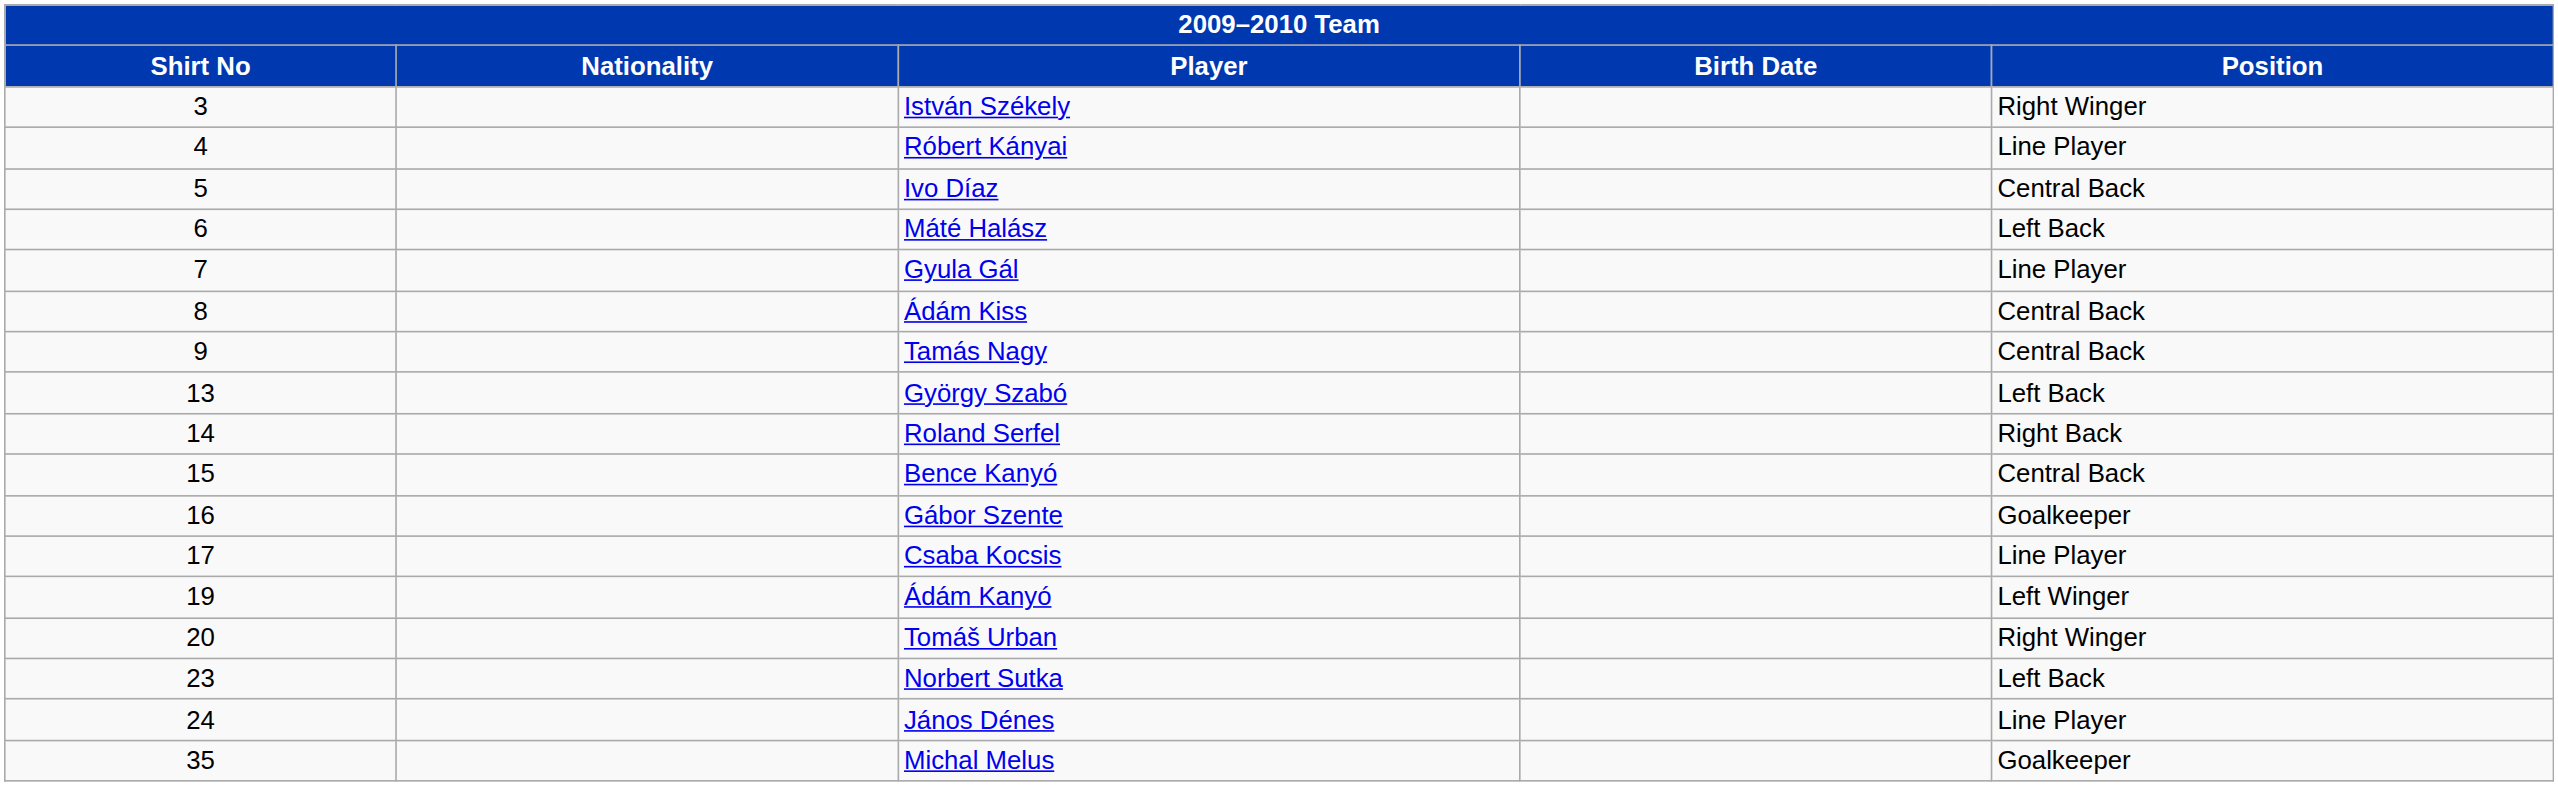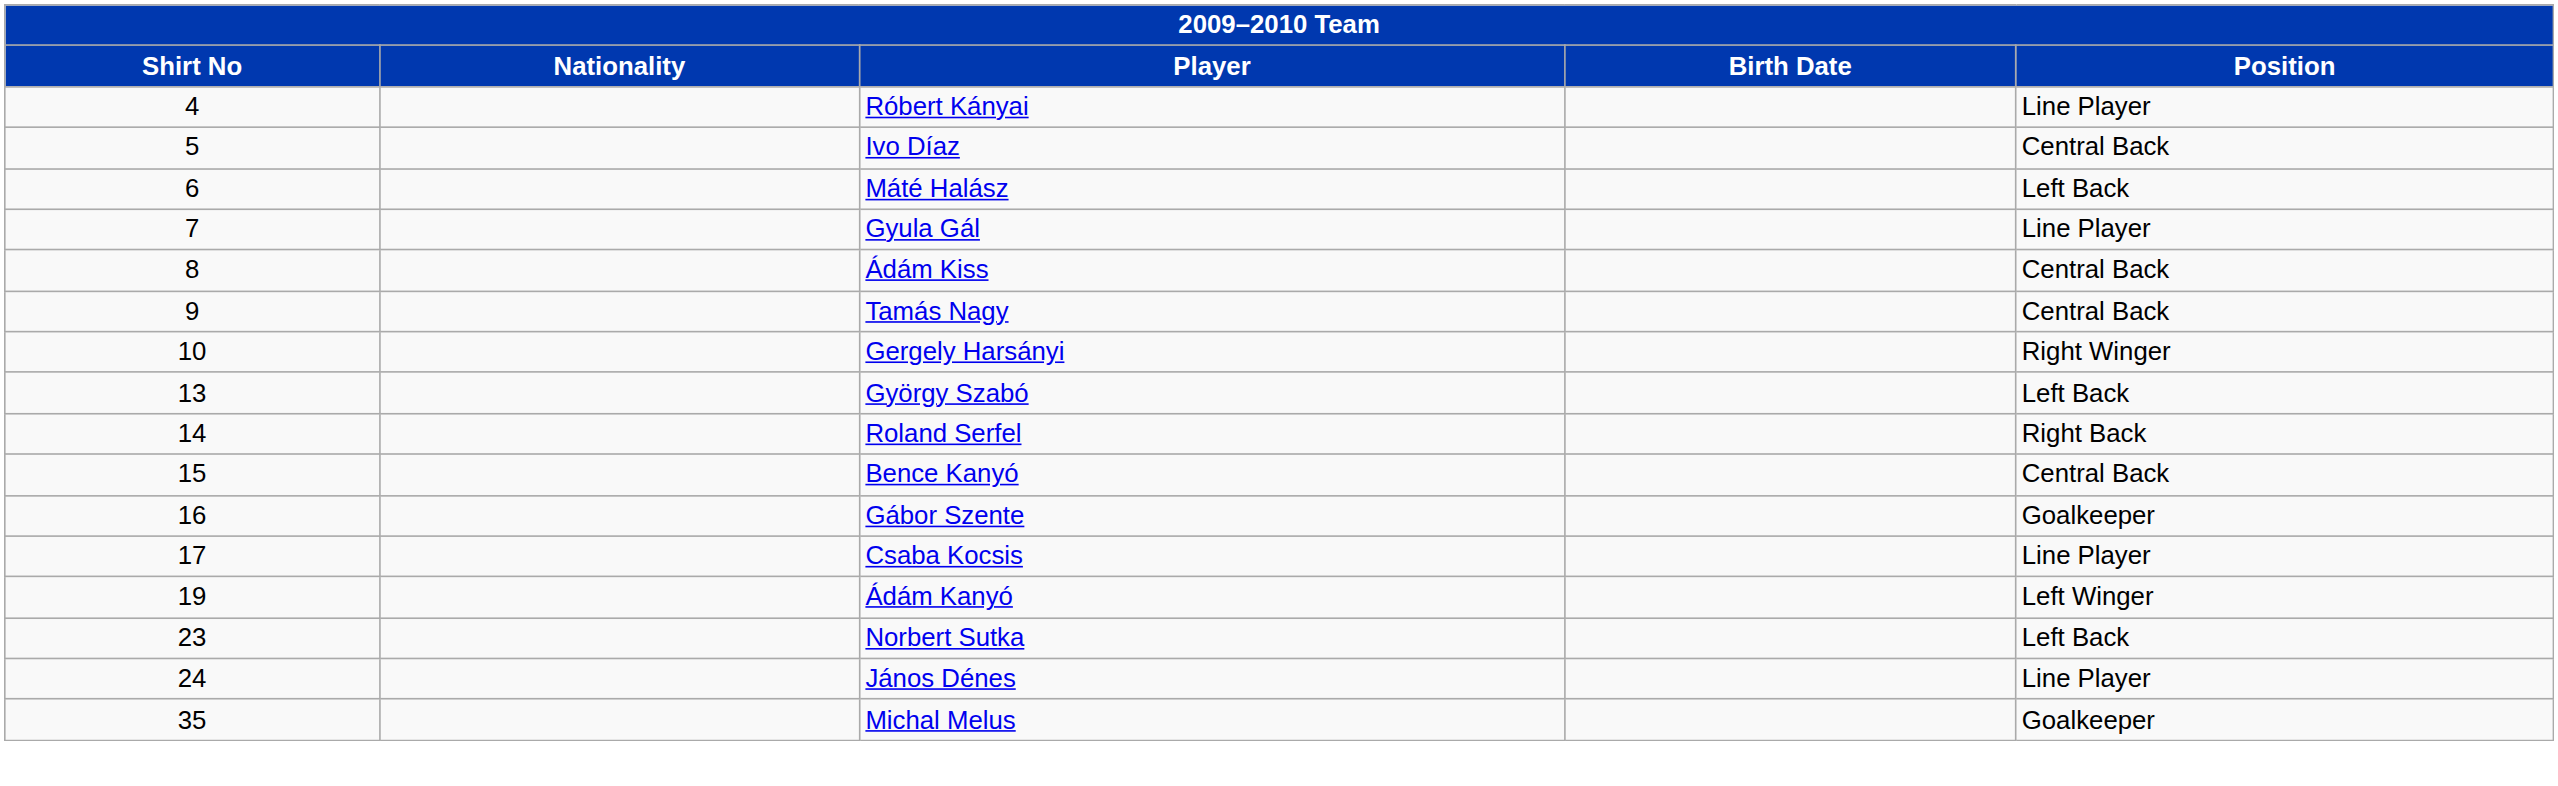- row: (987, 106)
+ row: (965, 351)
- row: (981, 637)
